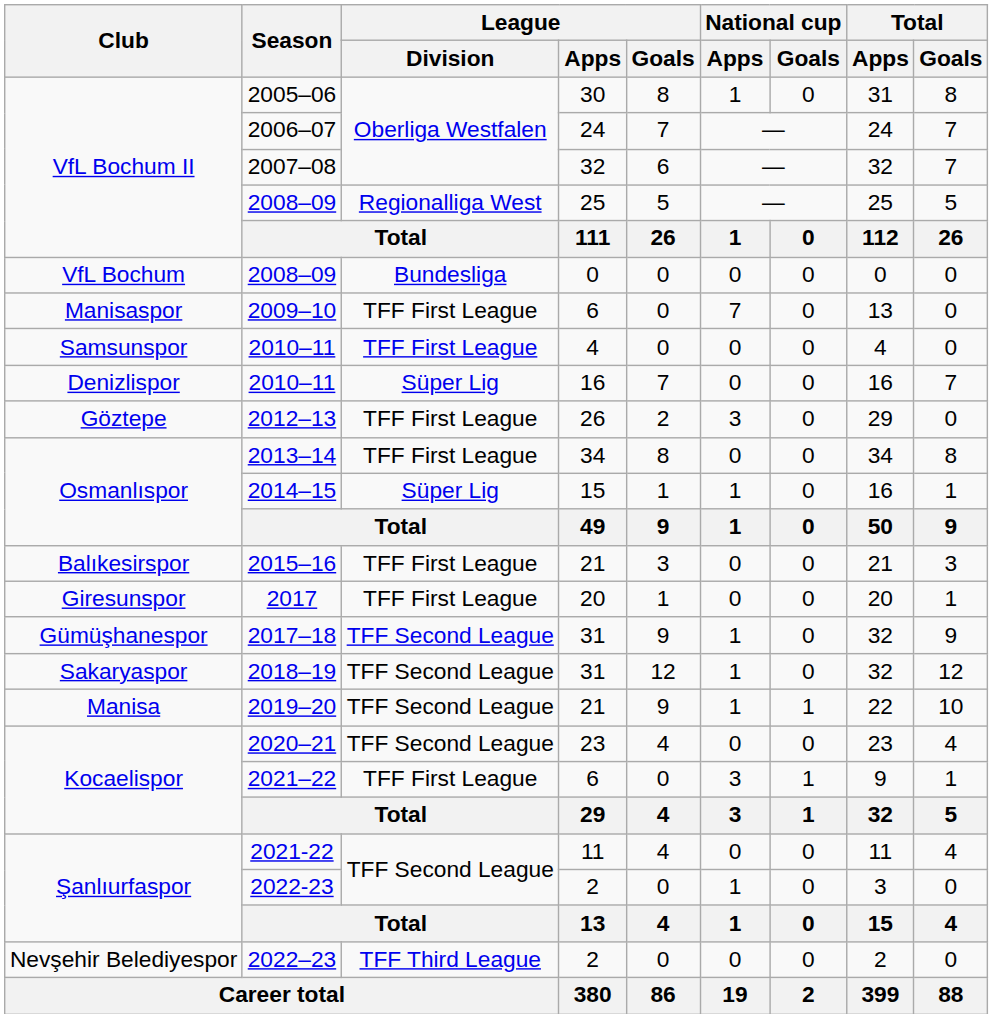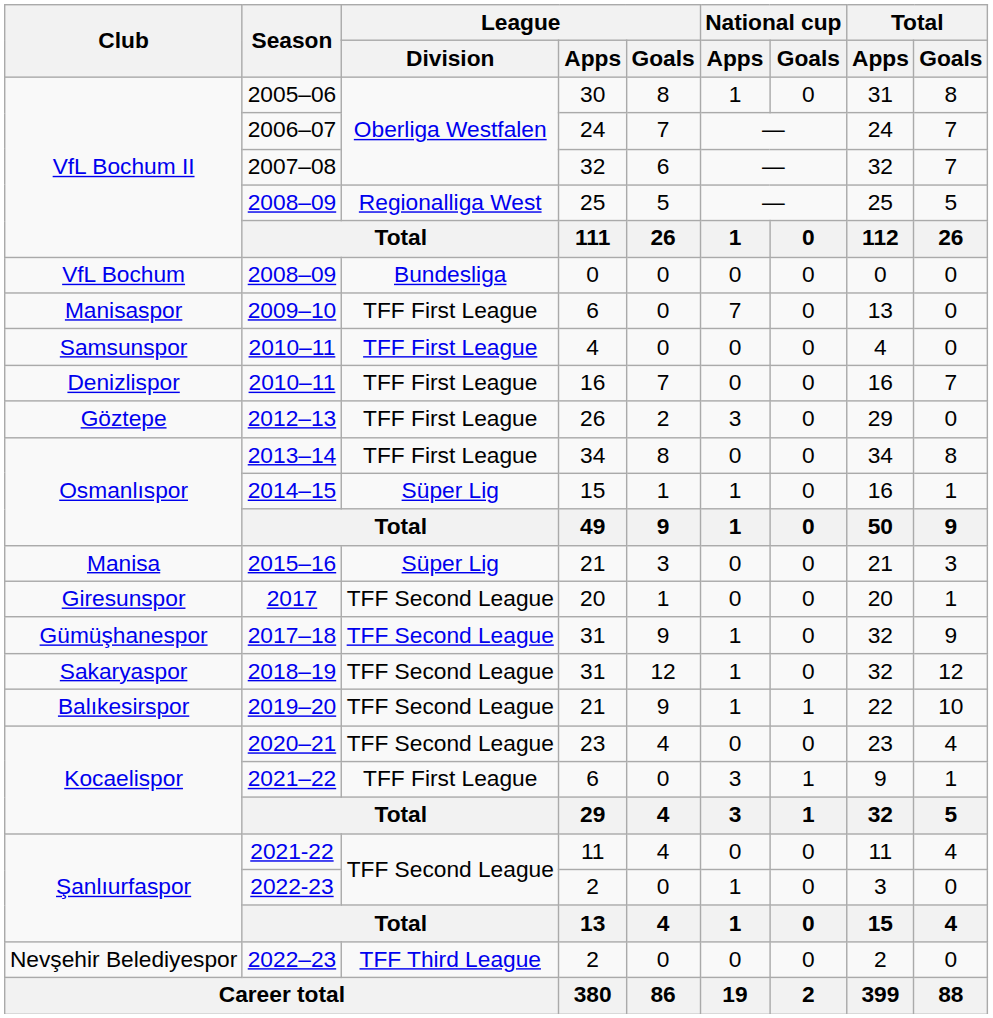(450, 382) Süper Lig -> (450, 382) TFF First League
(124, 563) Balıkesirspor -> (124, 563) Manisa
(450, 563) TFF First League -> (450, 563) Süper Lig
(450, 599) TFF First League -> (450, 599) TFF Second League
(124, 707) Manisa -> (124, 707) Balıkesirspor
